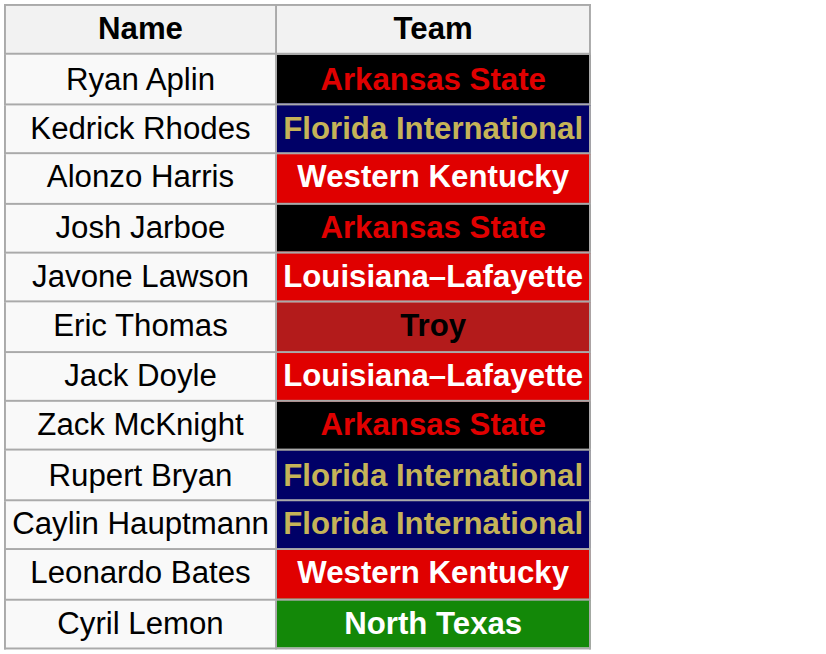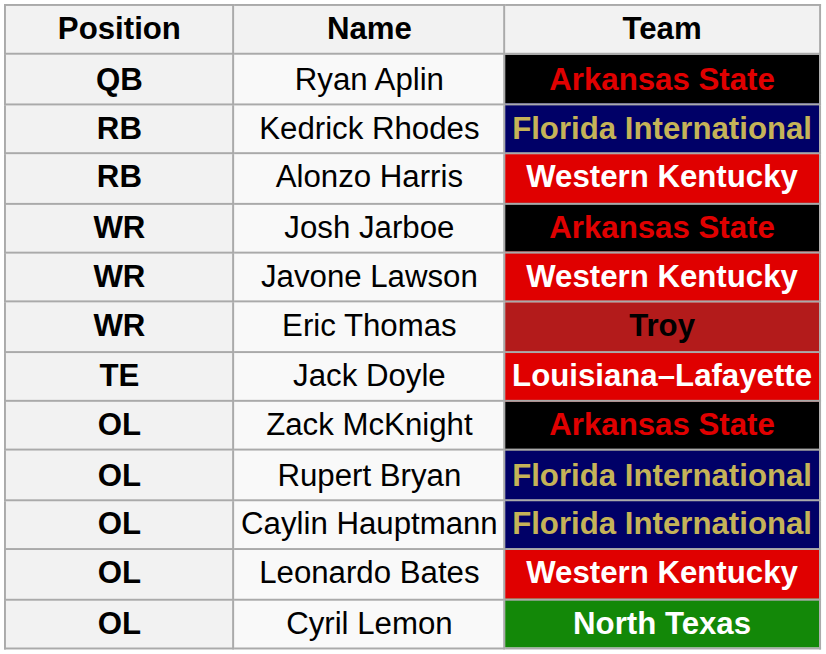+ column: (119, 29)
(433, 276) Louisiana–Lafayette -> (662, 276) Western Kentucky
